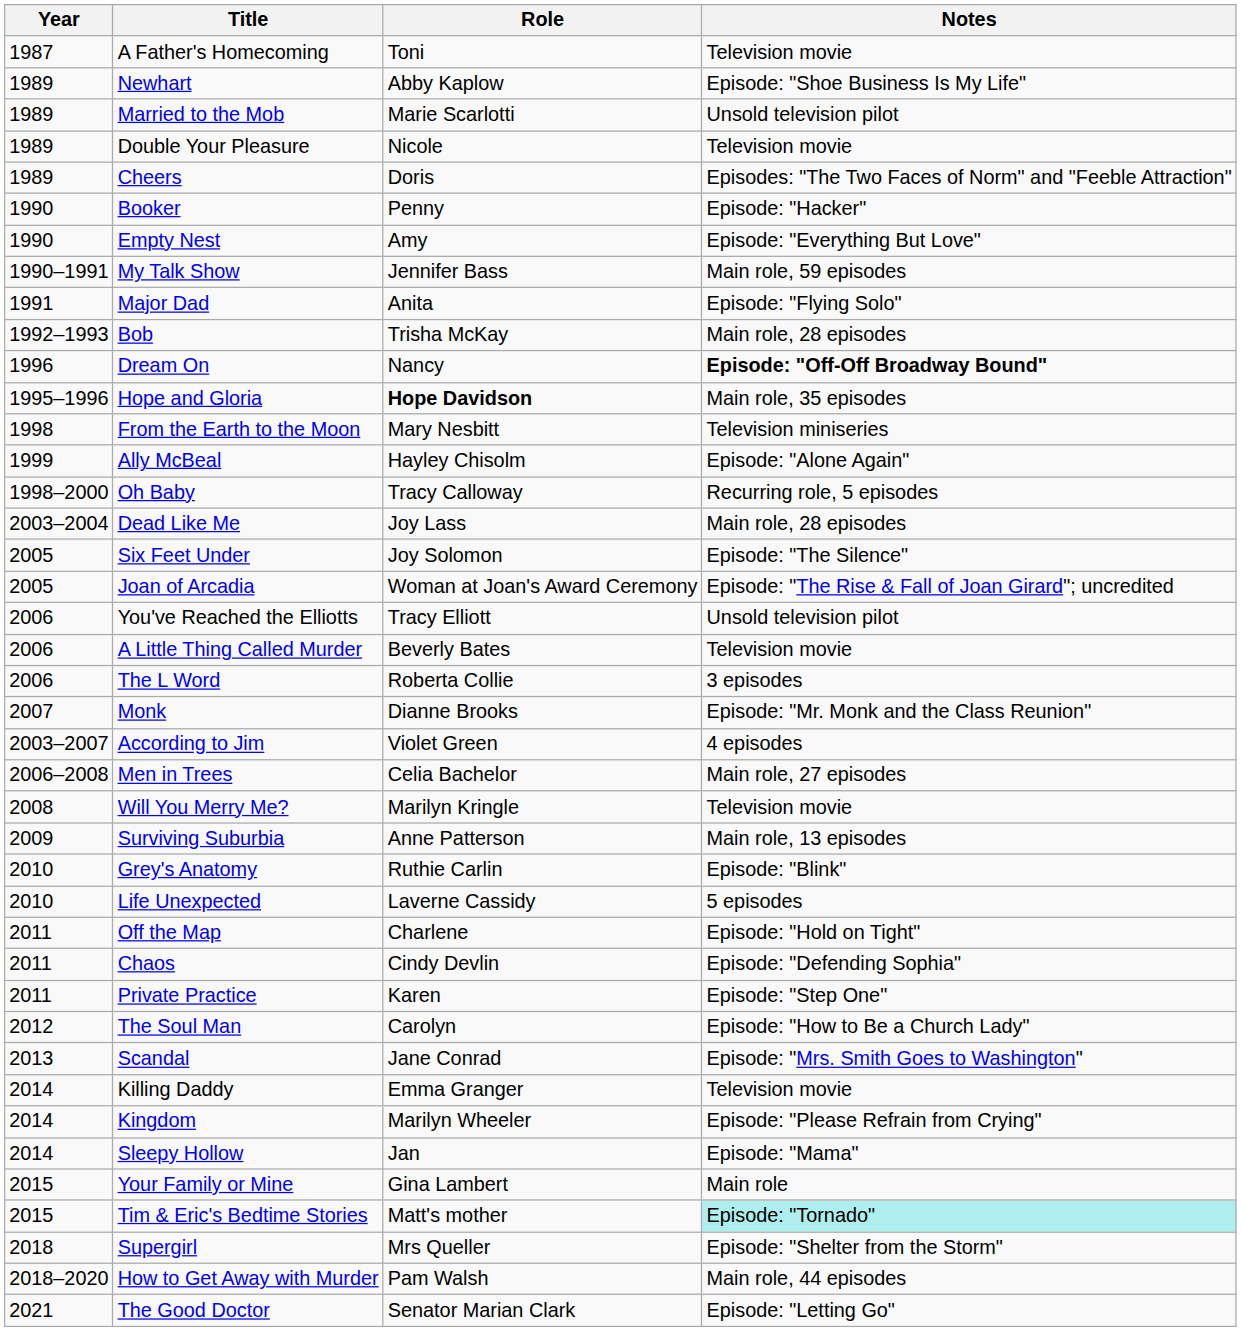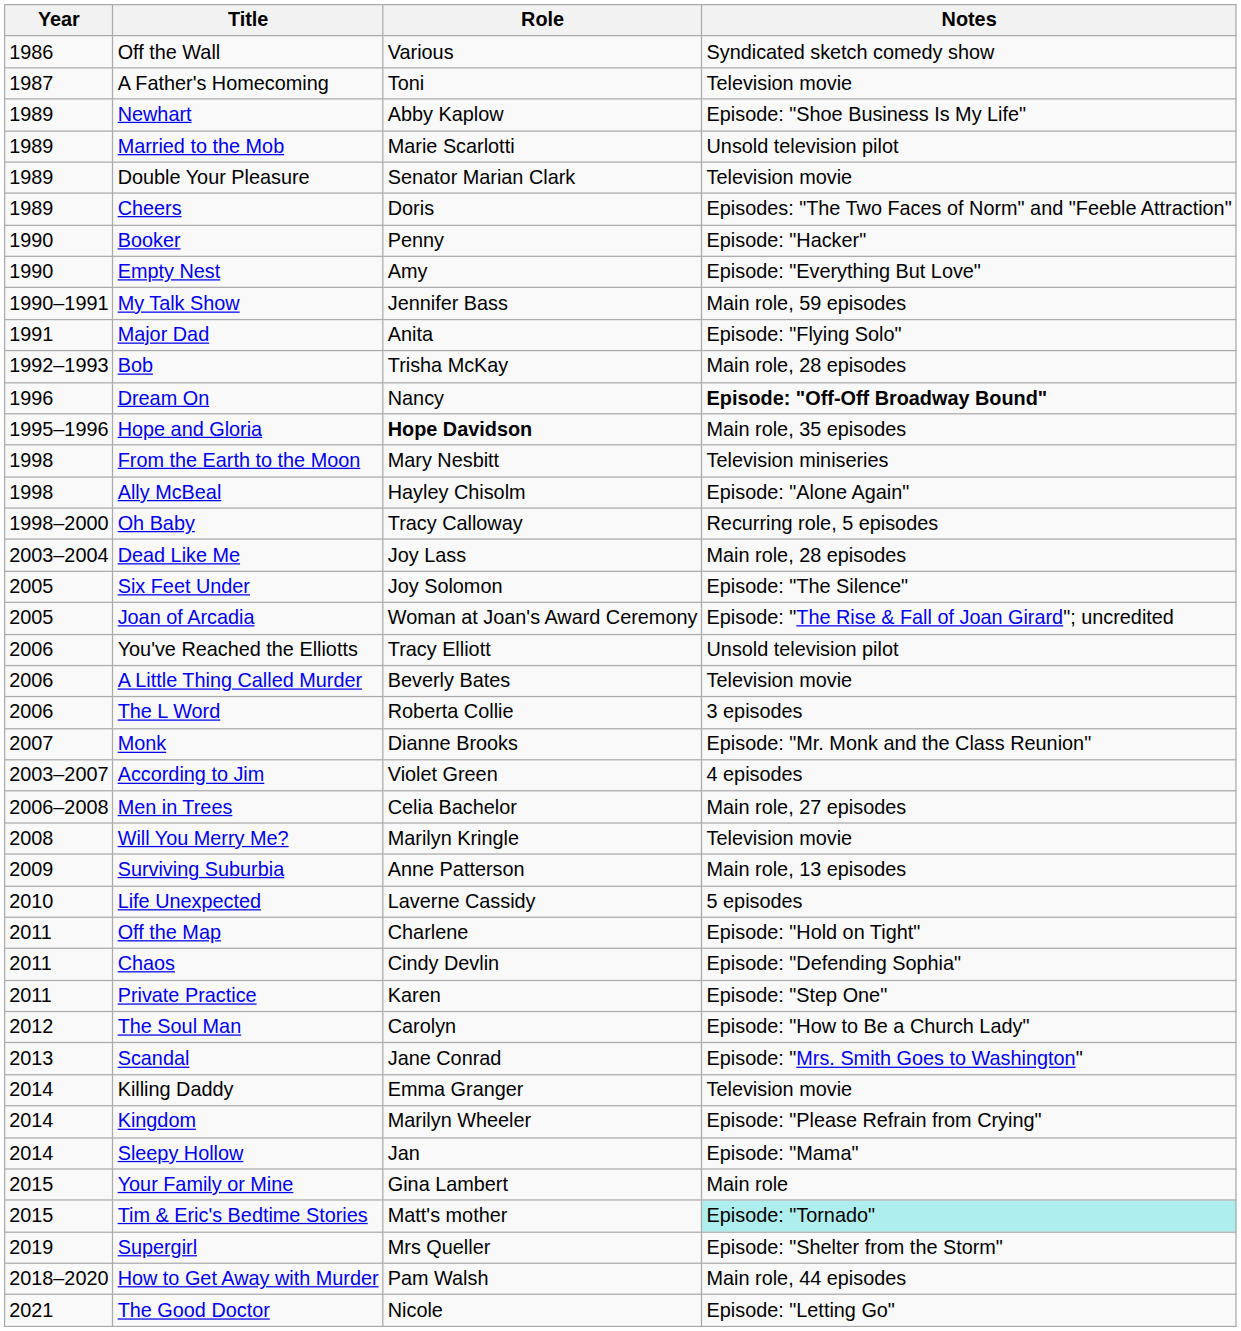+ row: (169, 51)
(415, 146) Nicole -> (481, 177) Senator Marian Clark
(31, 460) 1999 -> (31, 492) 1998
- row: (187, 869)
(31, 1247) 2018 -> (31, 1247) 2019
(481, 1310) Senator Marian Clark -> (415, 1310) Nicole
